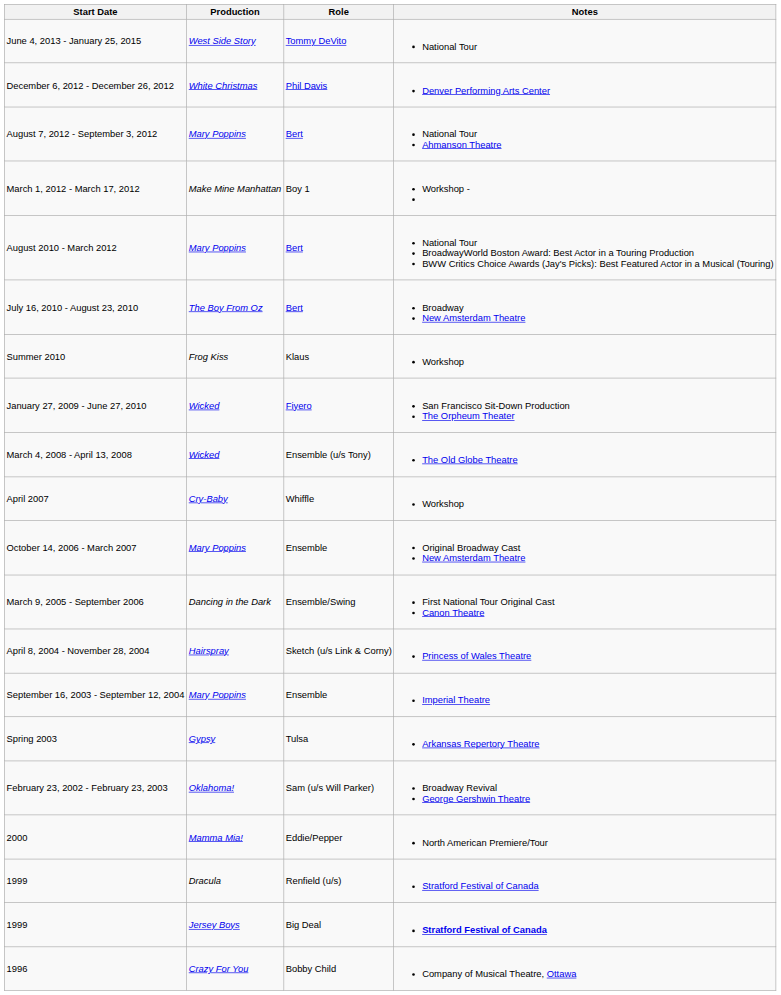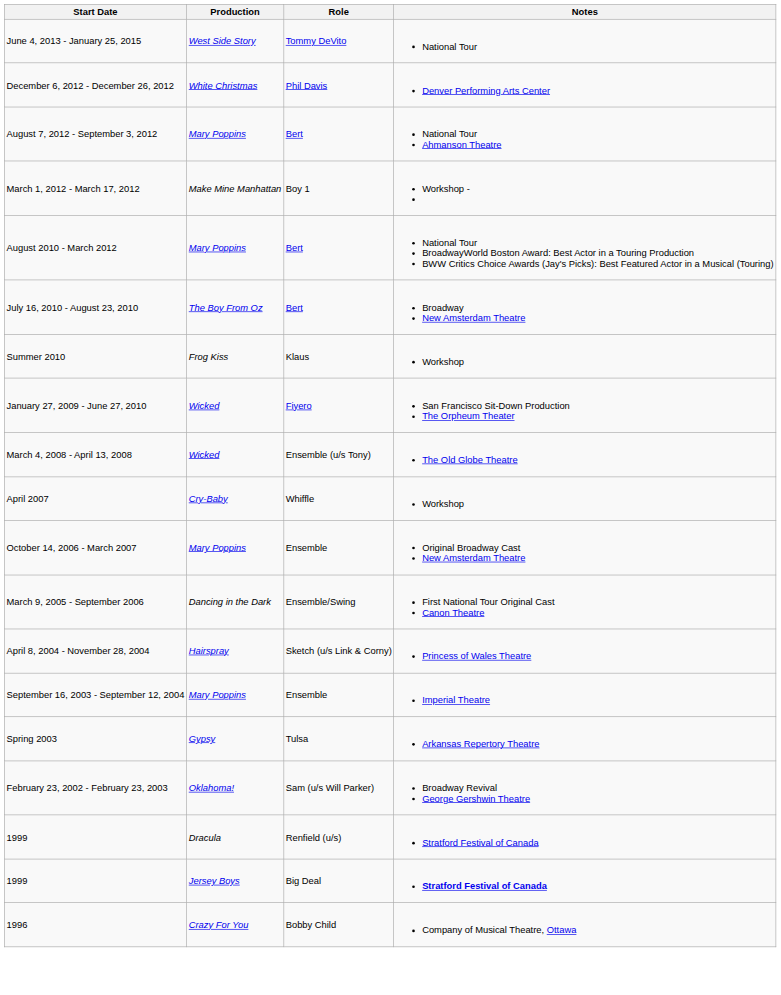- row: (17, 837)
